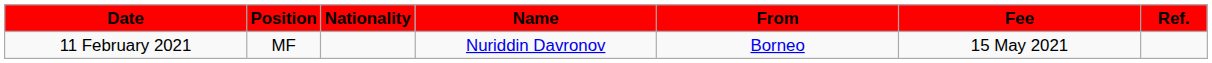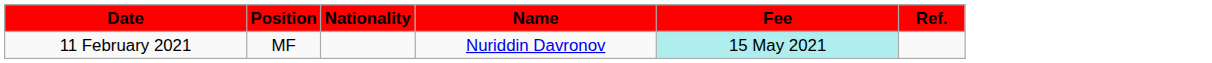- column: (778, 18)
(1019, 45) no background -> (778, 45) paleturquoise background
